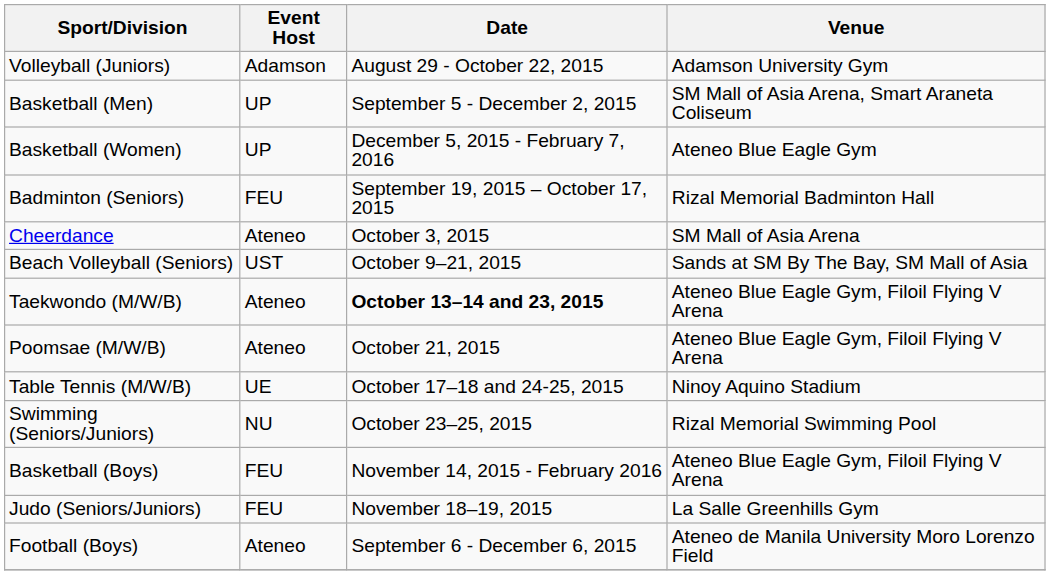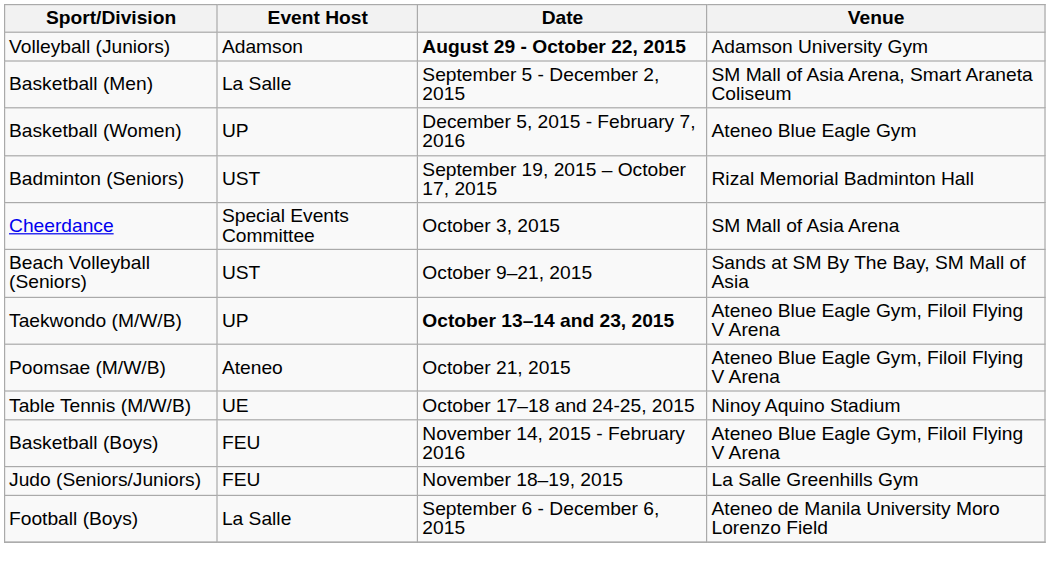(477, 65) normal -> (554, 46) bold
(258, 103) UP -> (257, 84) La Salle
(264, 197) FEU -> (241, 178) UST
(275, 235) Ateneo -> (285, 225) Special Events Committee
(275, 301) Ateneo -> (235, 320) UP
- row: (82, 423)
(275, 546) Ateneo -> (257, 518) La Salle
